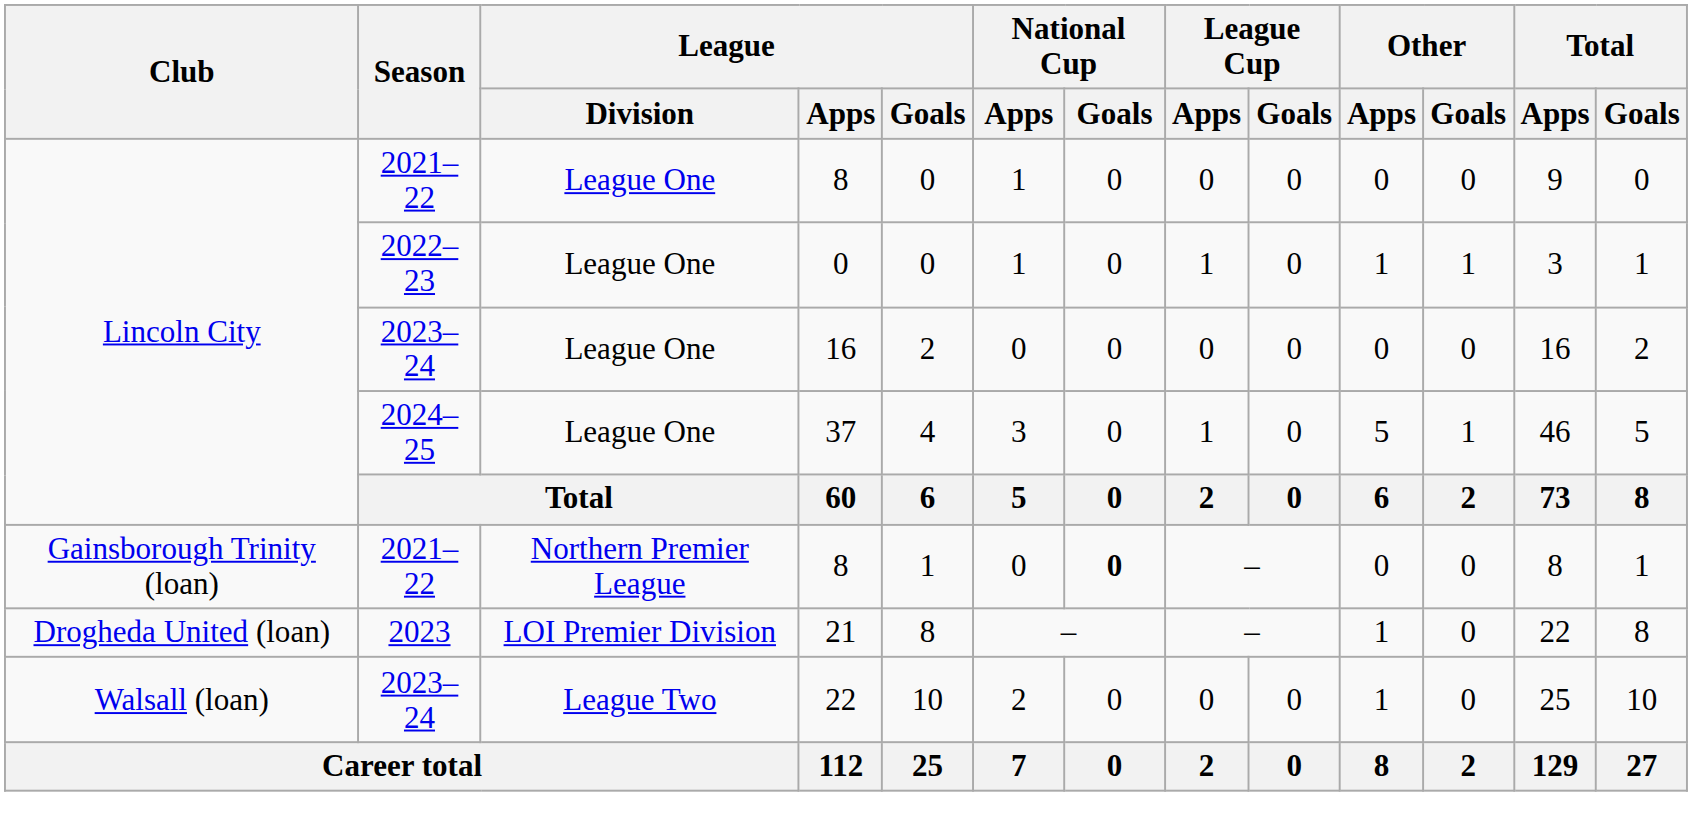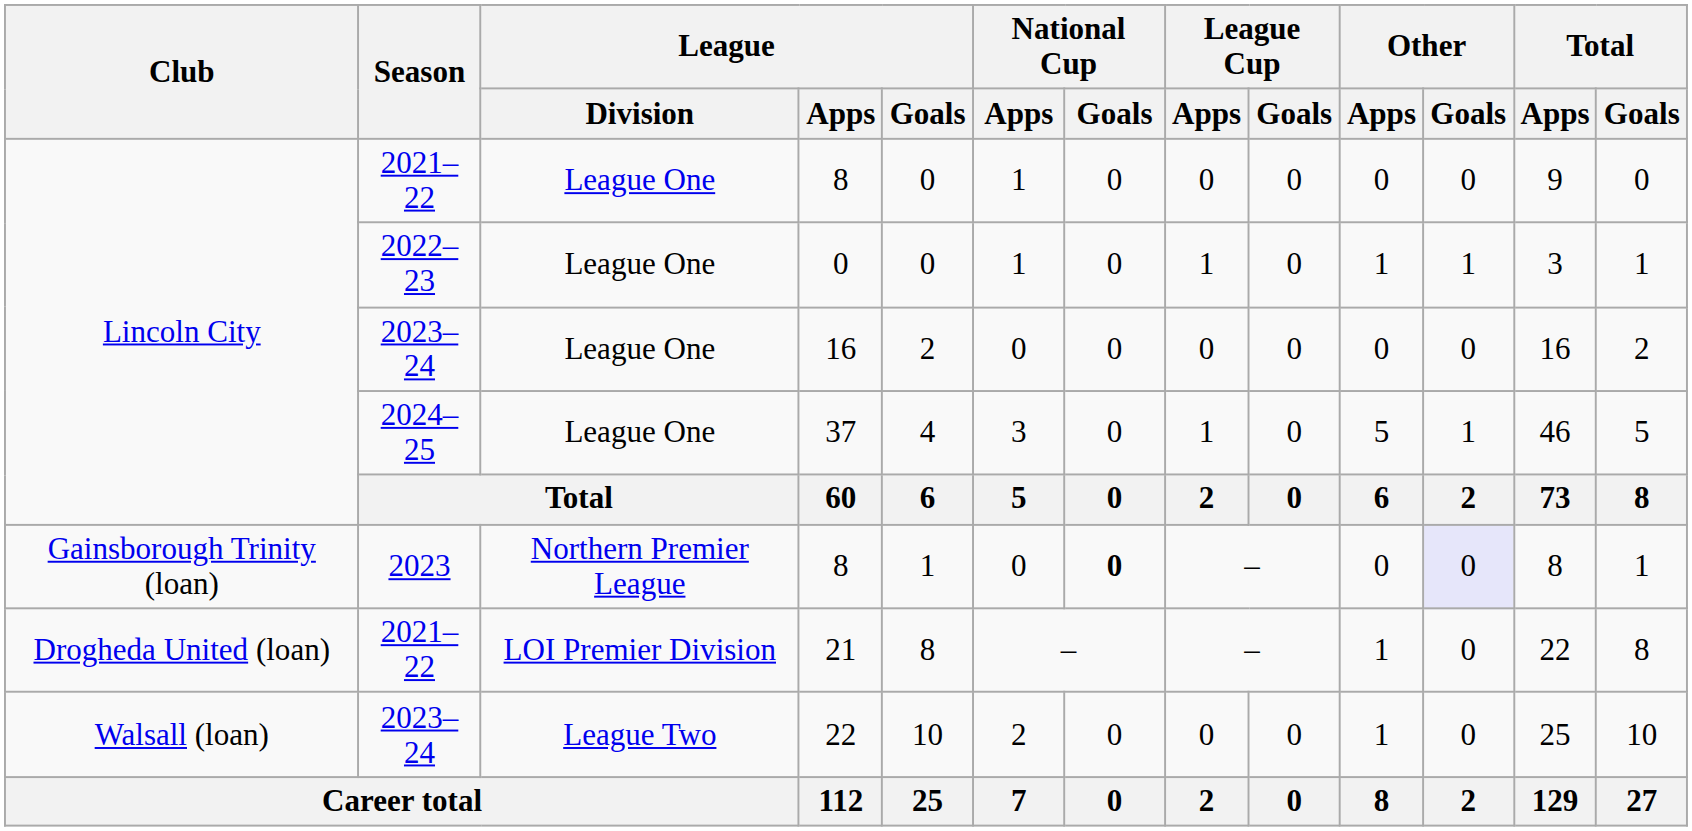(419, 565) 2021–22 -> (419, 565) 2023
(1468, 565) no background -> (1468, 565) lavender background
(419, 632) 2023 -> (419, 649) 2021–22
